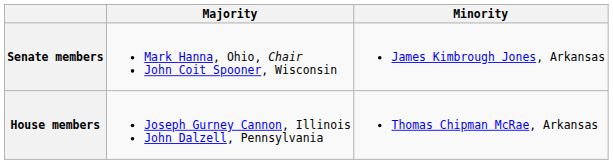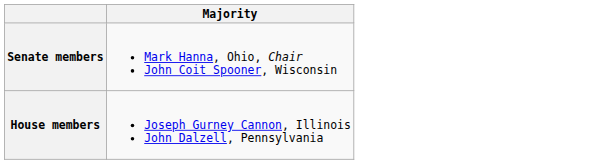- column: (481, 14)
